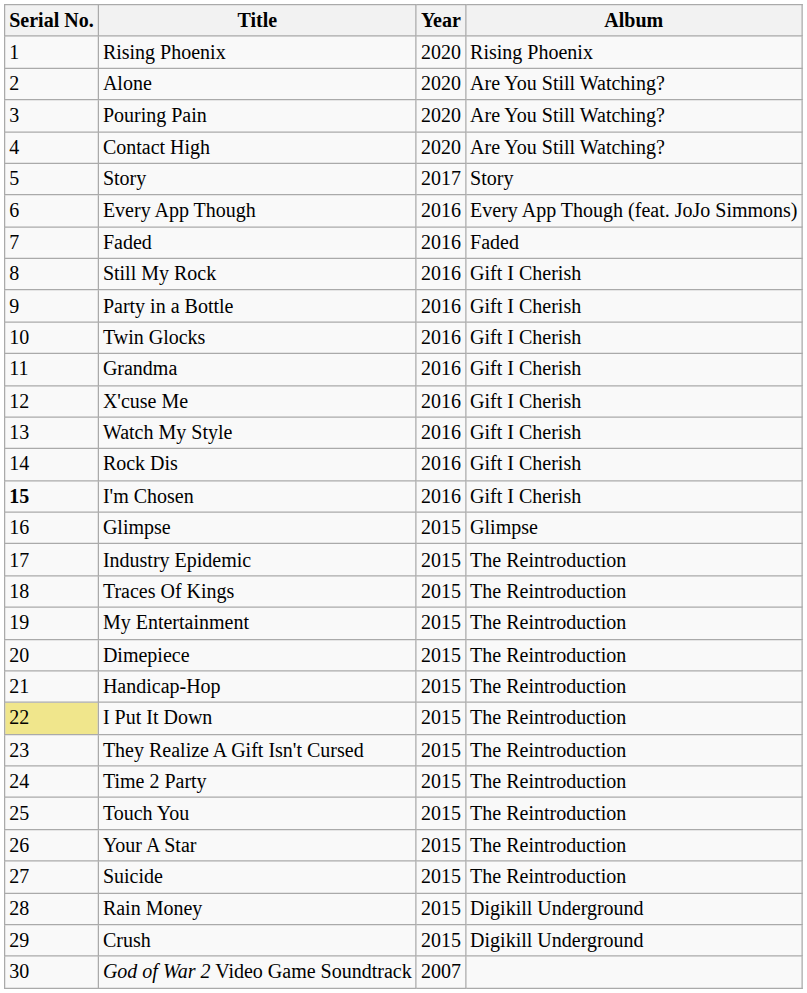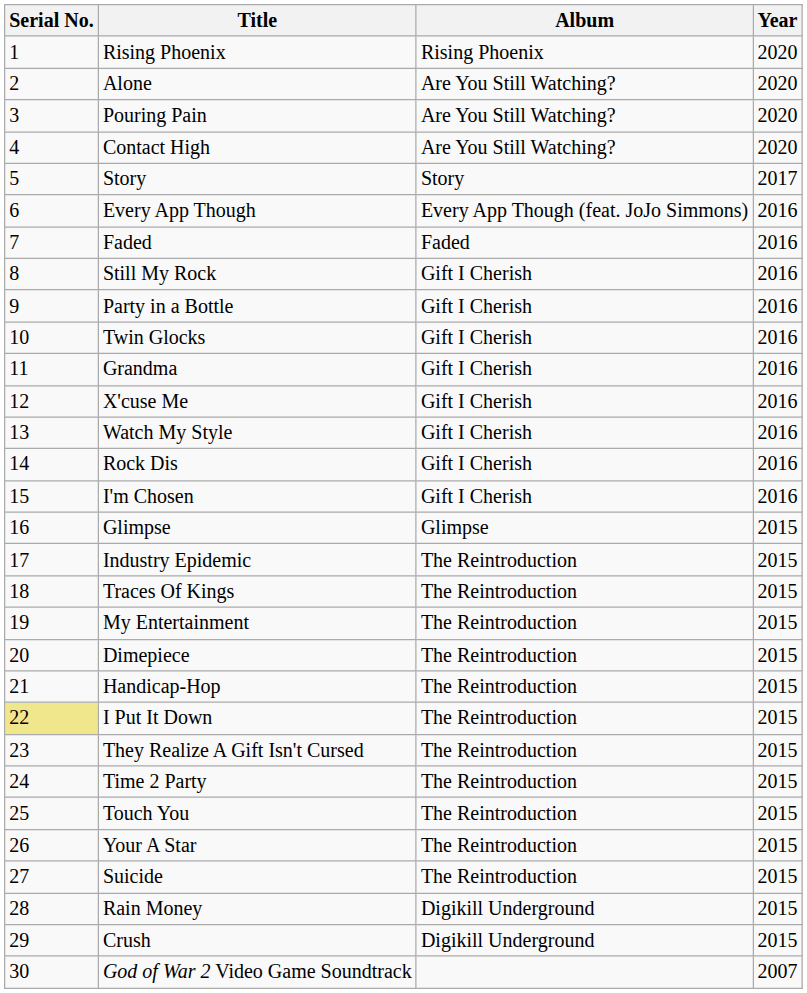columns swapped: (634, 20) <-> (441, 20)
(19, 496) bold -> (19, 496) normal
